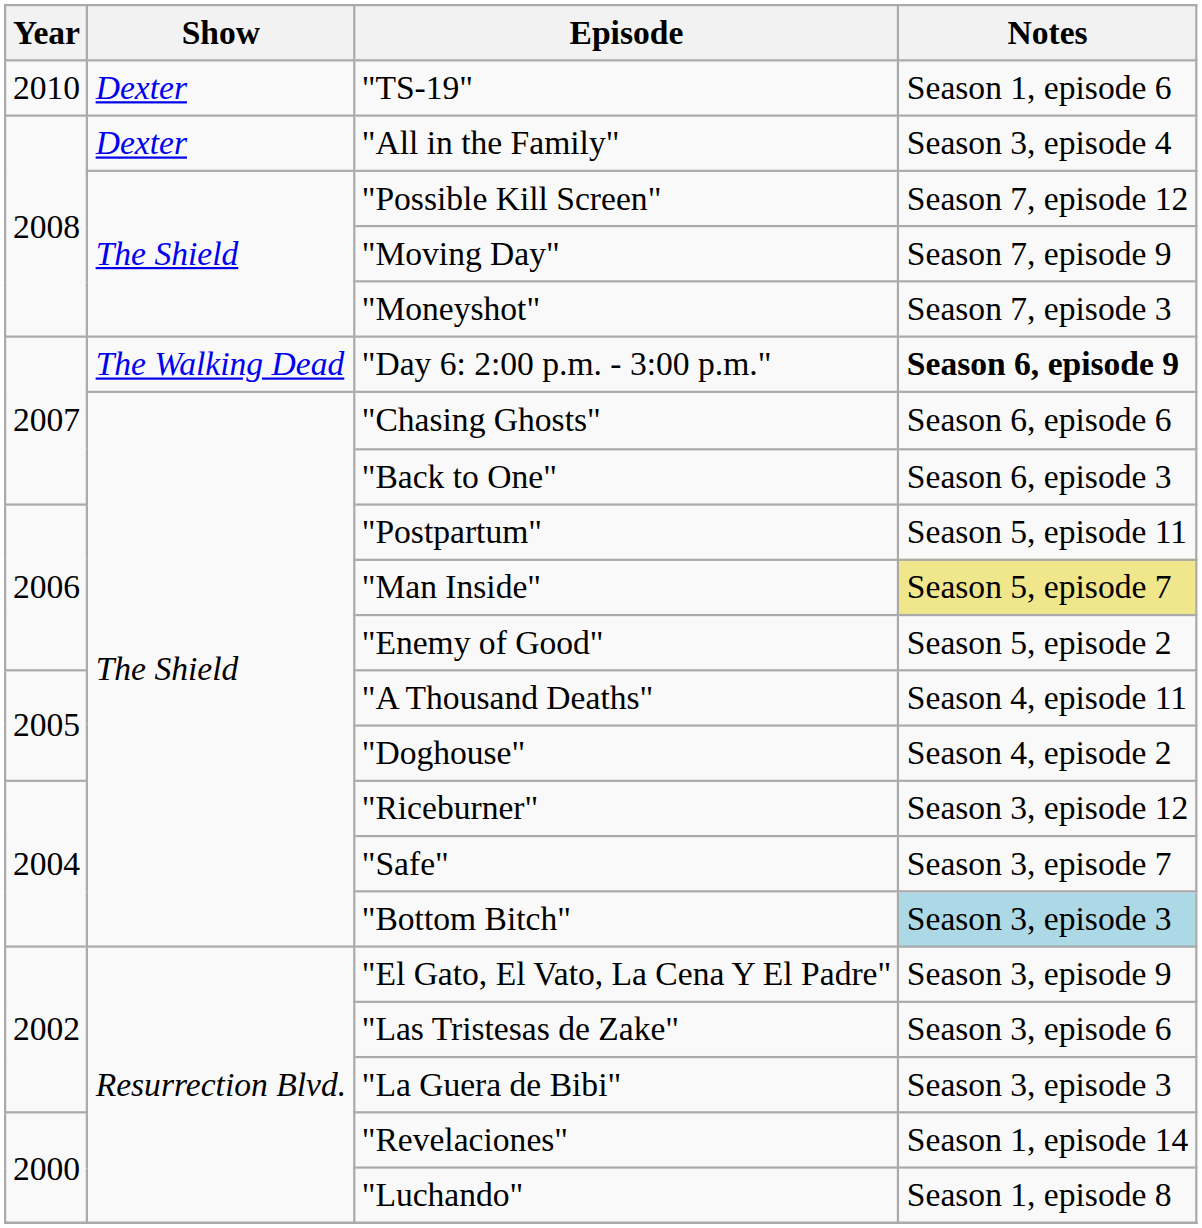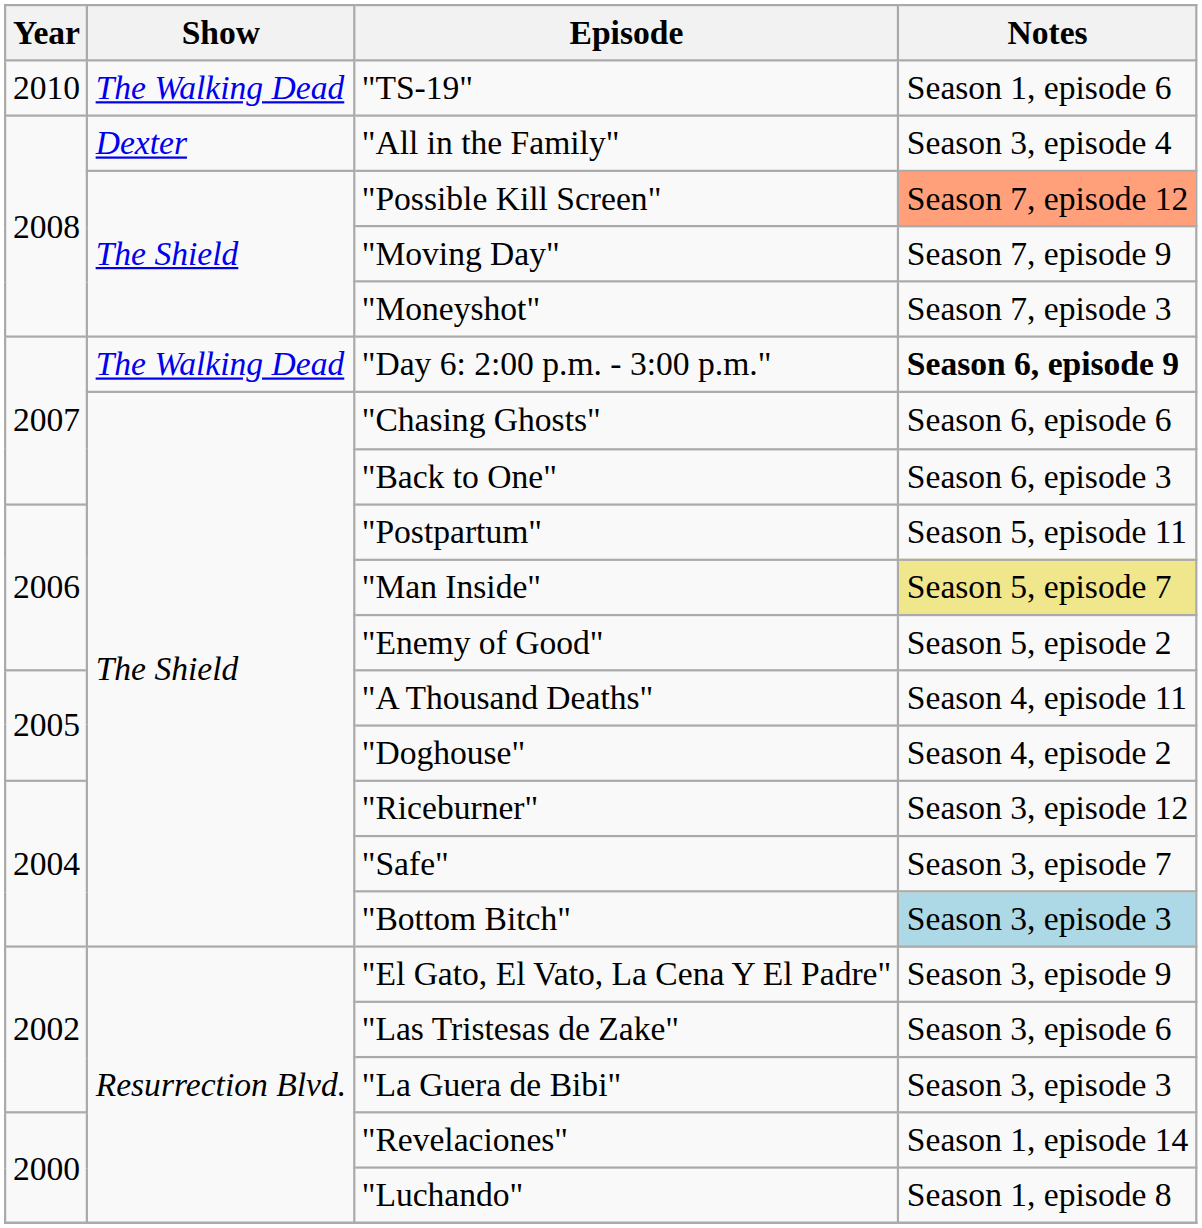(141, 87) Dexter -> (220, 87) The Walking Dead
(1048, 198) no background -> (1048, 198) lightsalmon background
